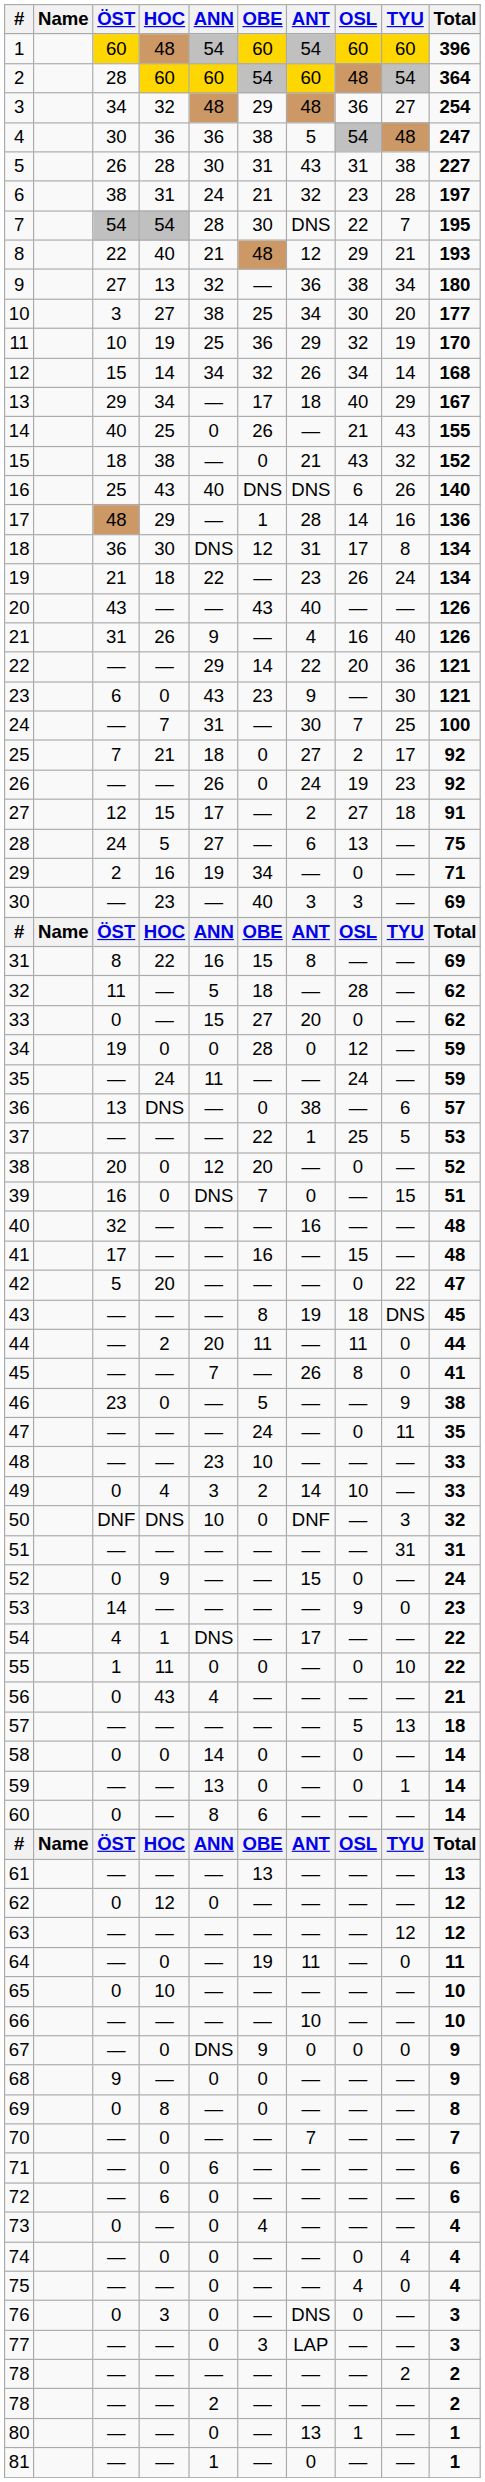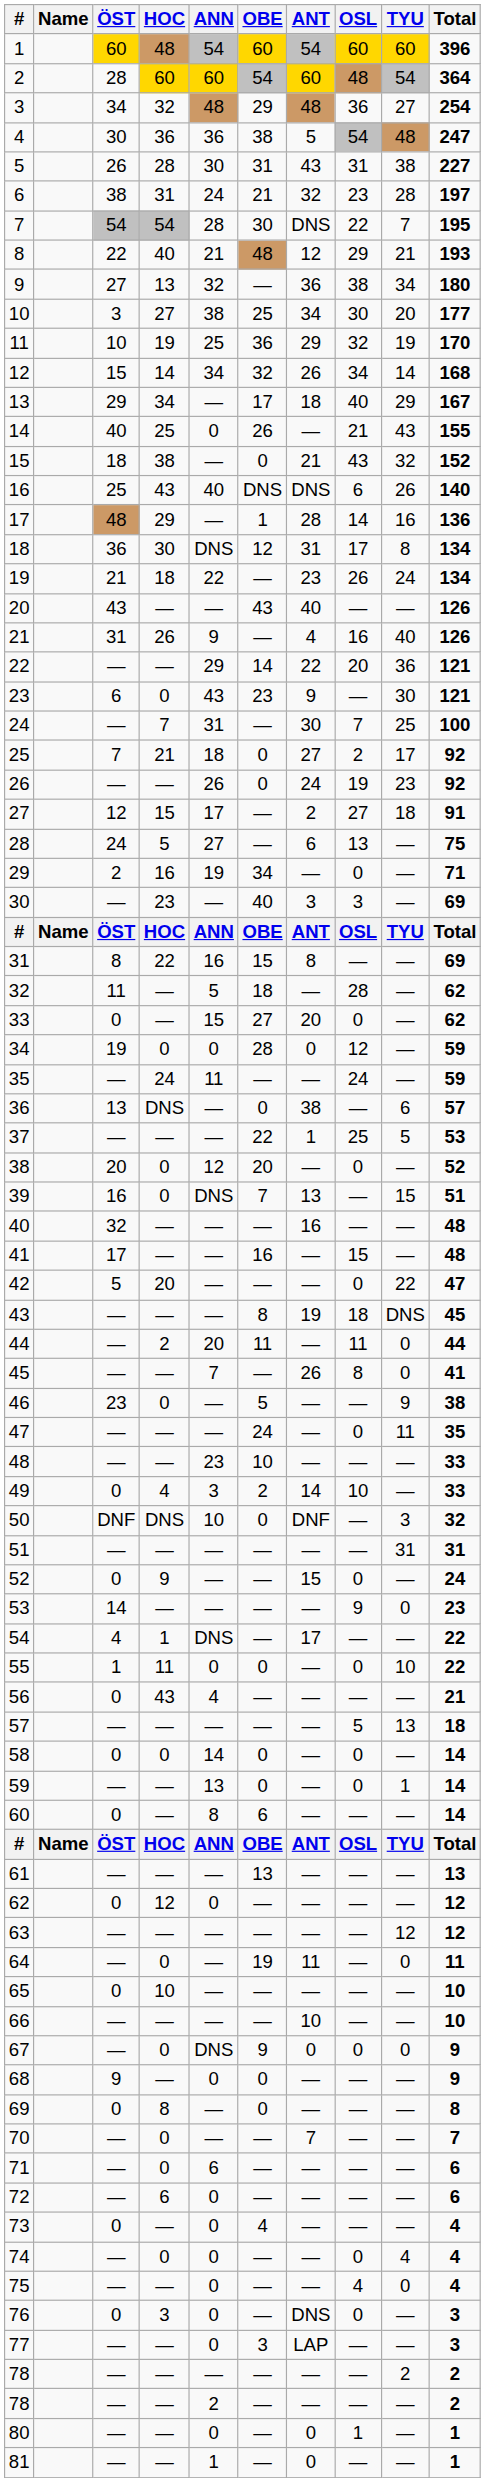(311, 1196) 0 -> (311, 1196) 13
(311, 2432) 13 -> (311, 2432) 0
